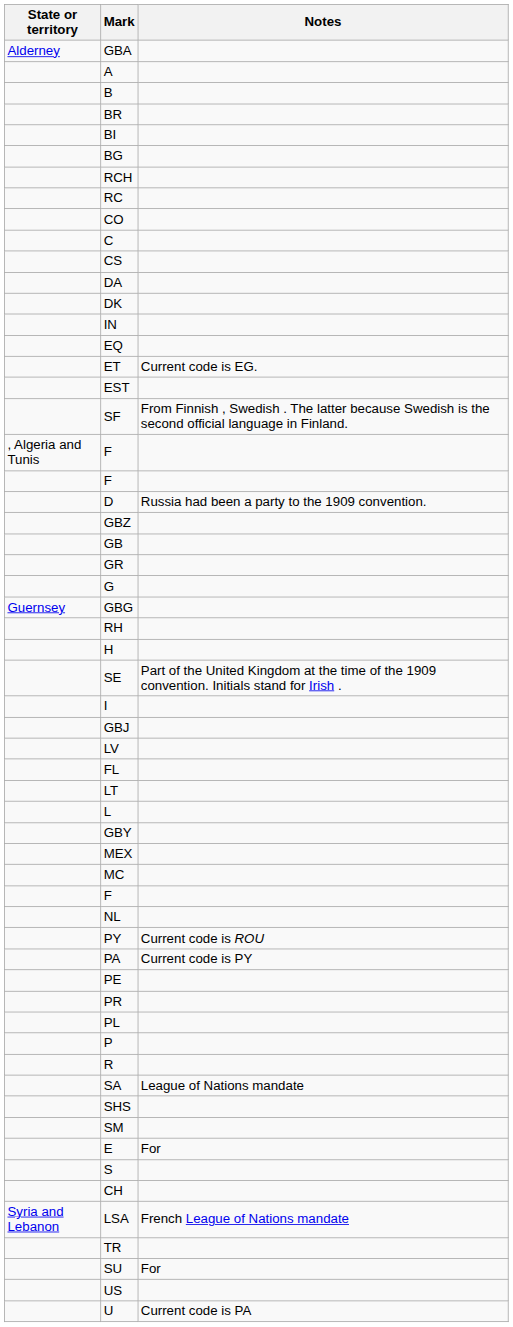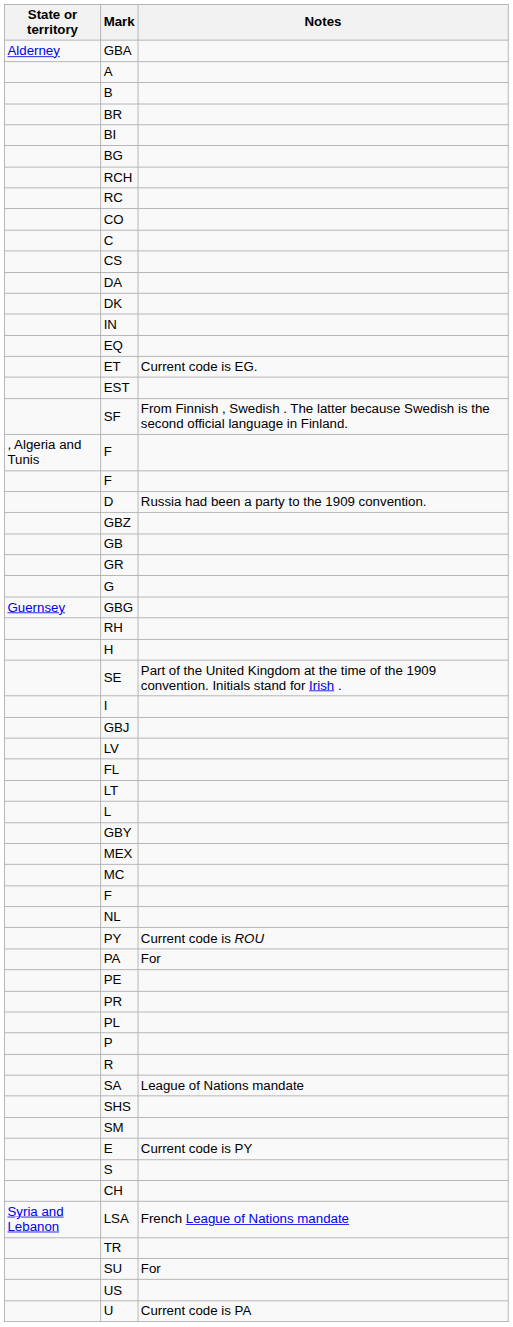(197, 959) Current code is PY -> (151, 959) For
(151, 1148) For -> (197, 1148) Current code is PY
